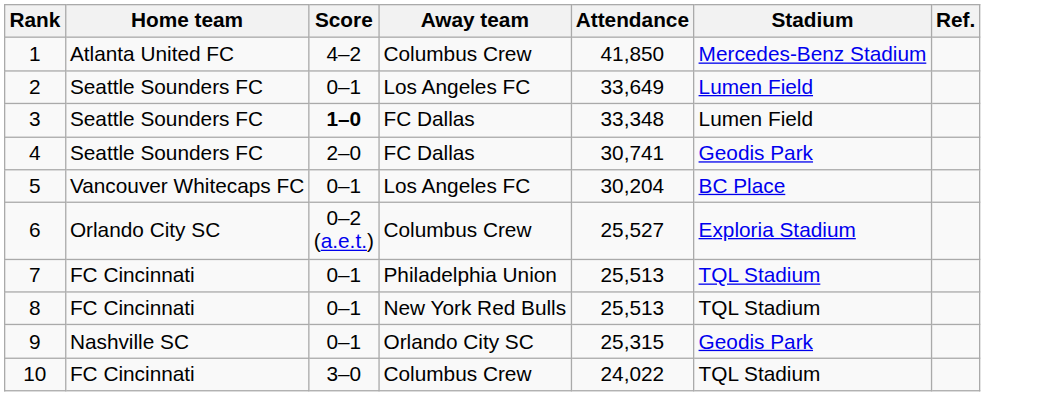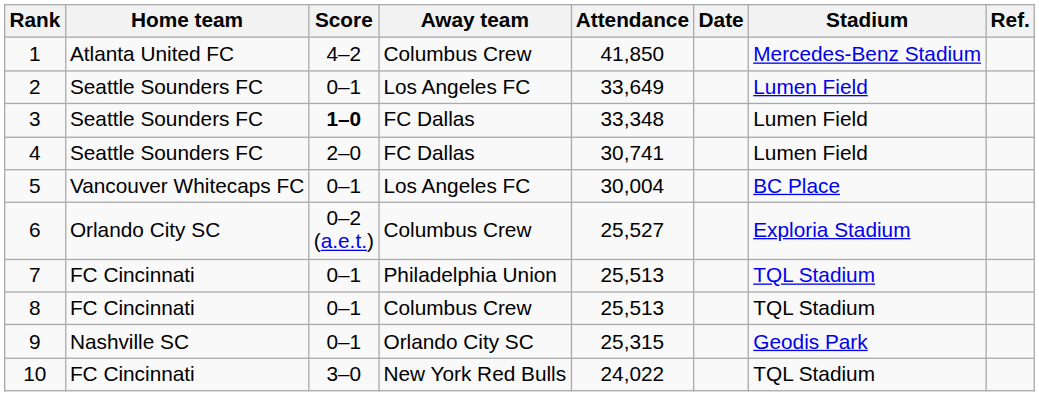+ column: (721, 20)
(756, 152) Geodis Park -> (810, 152) Lumen Field
(632, 185) 30,204 -> (632, 185) 30,004
(475, 308) New York Red Bulls -> (457, 308) Columbus Crew
(457, 374) Columbus Crew -> (475, 374) New York Red Bulls
